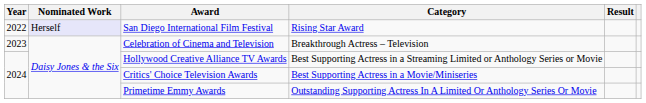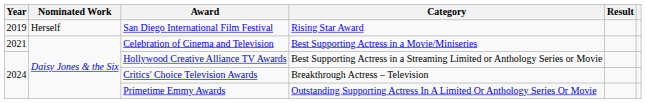(17, 28) 2022 -> (17, 28) 2019
(46, 28) lavender background -> (46, 28) no background
(17, 43) 2023 -> (17, 43) 2021
(360, 43) Breakthrough Actress – Television -> (384, 43) Best Supporting Actress in a Movie/Miniseries
(384, 75) Best Supporting Actress in a Movie/Miniseries -> (360, 75) Breakthrough Actress – Television
